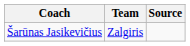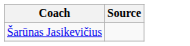- column: (125, 13)
